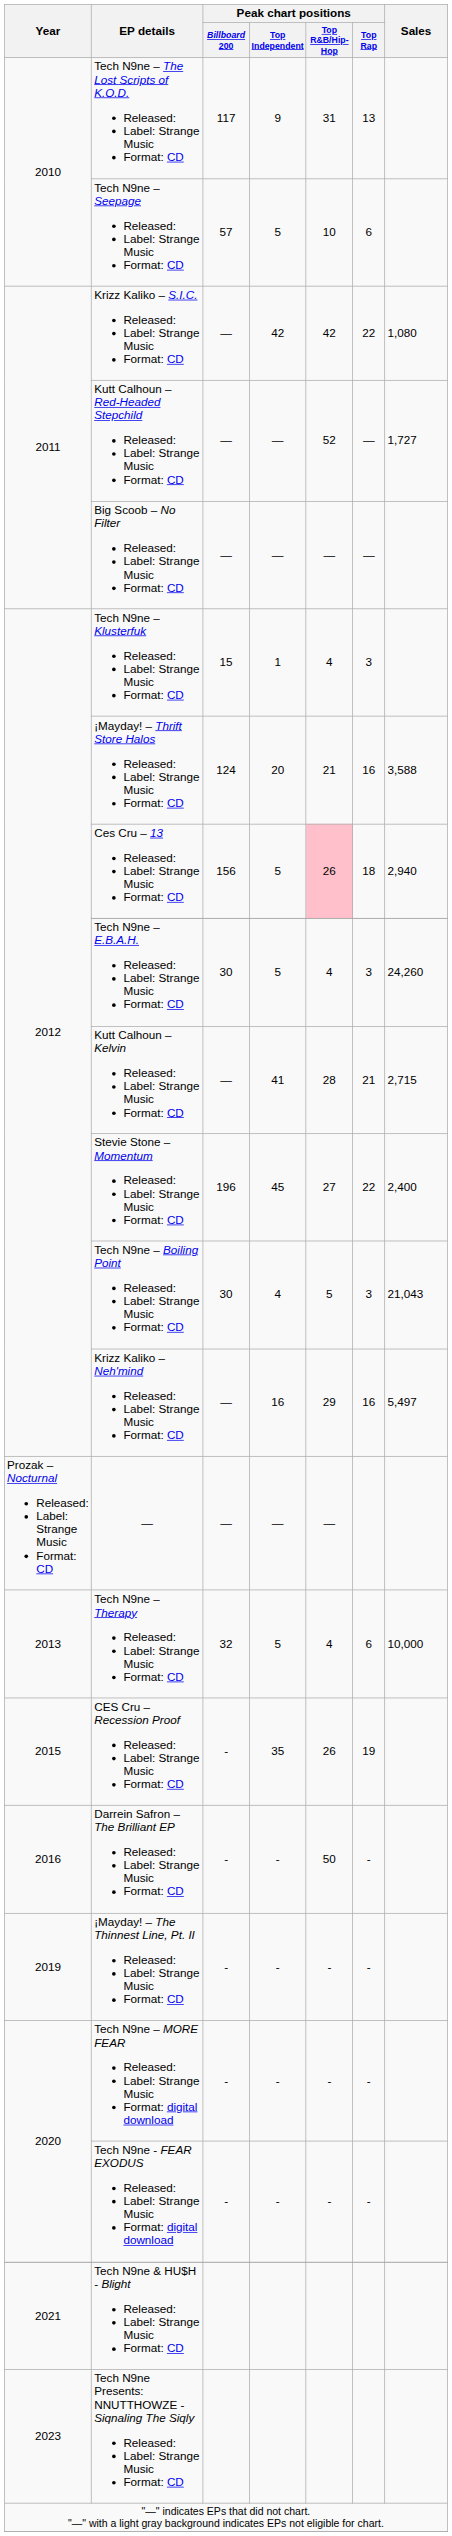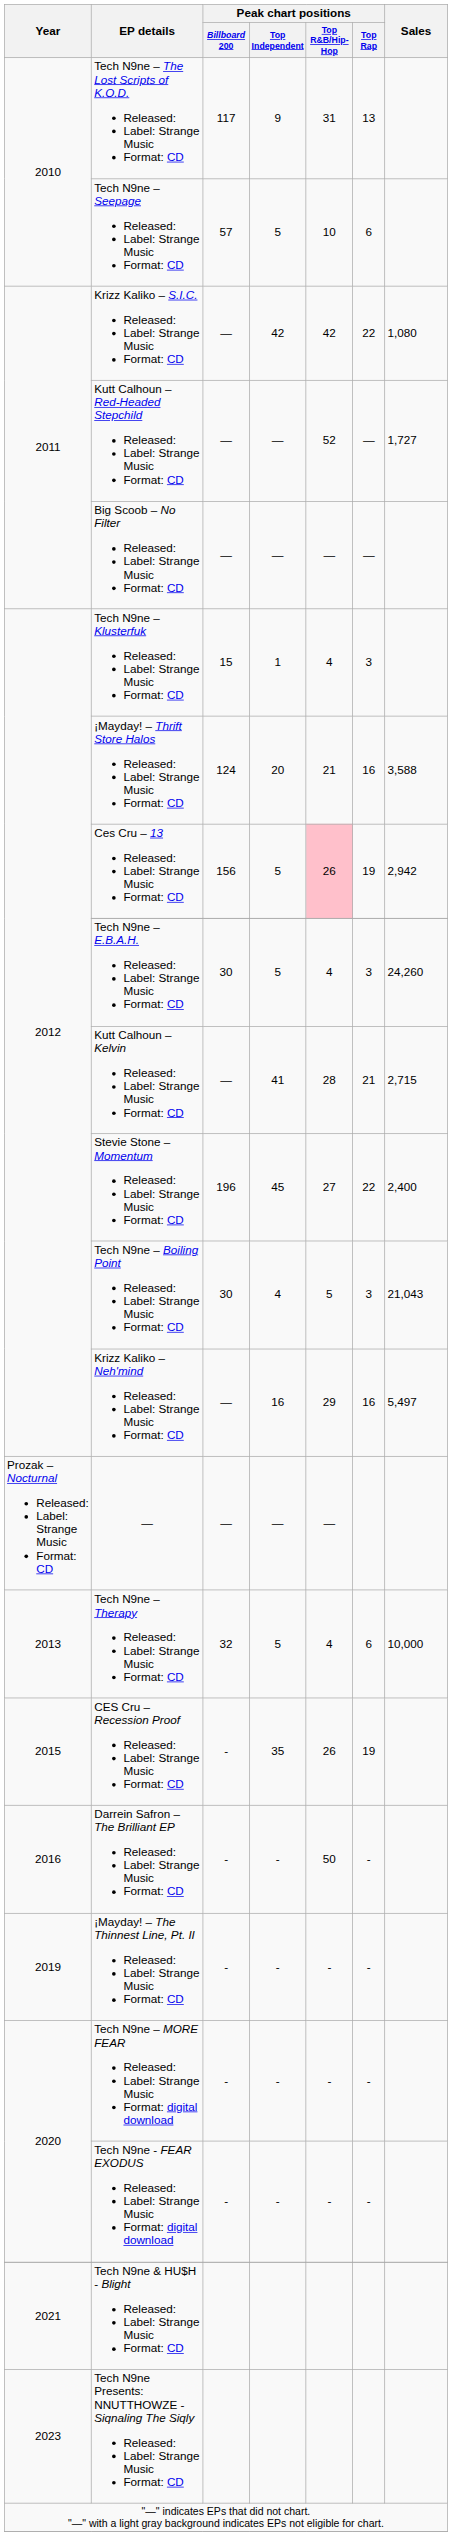(369, 871) 18 -> (369, 871) 19
(402, 871) 2,940 -> (402, 871) 2,942
